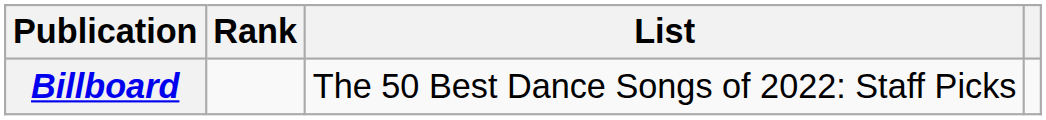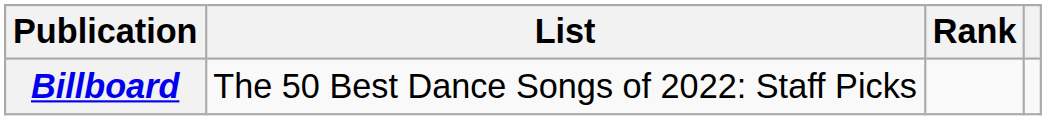columns swapped: (665, 31) <-> (255, 31)
